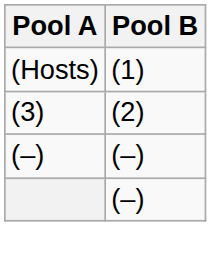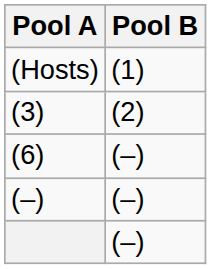+ row: (28, 155)
